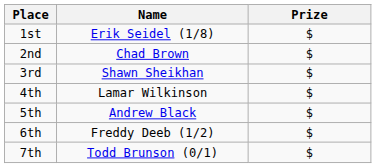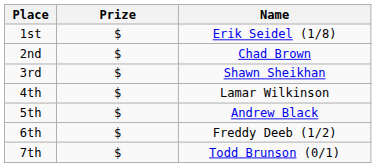columns swapped: (153, 14) <-> (309, 14)
